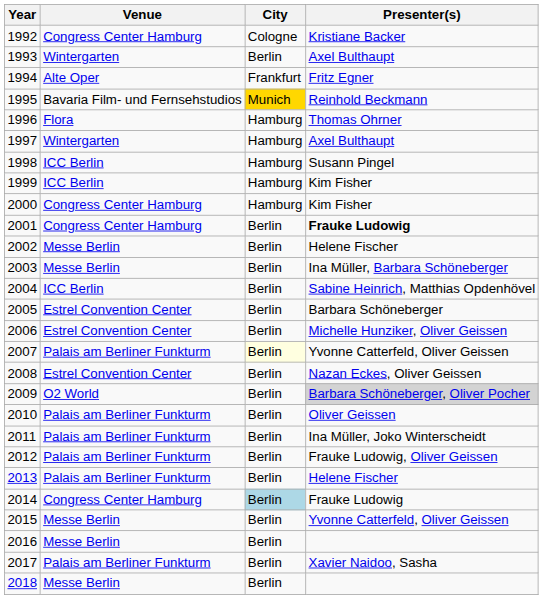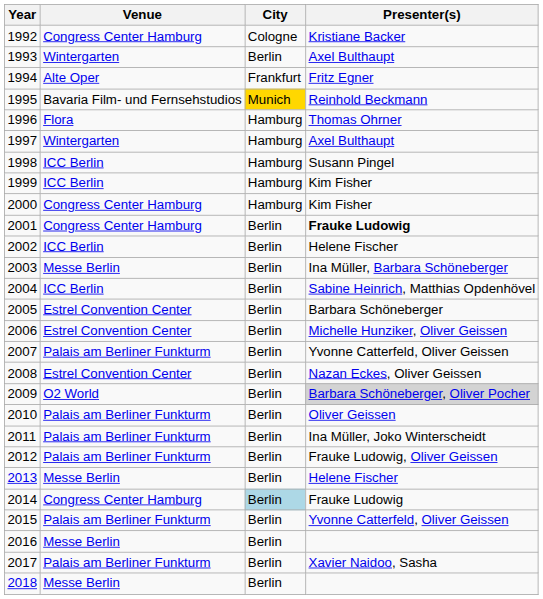(82, 246) Messe Berlin -> (73, 246) ICC Berlin
(265, 352) lightyellow background -> (265, 352) no background
(127, 478) Palais am Berliner Funkturm -> (82, 478) Messe Berlin
(82, 520) Messe Berlin -> (127, 520) Palais am Berliner Funkturm
